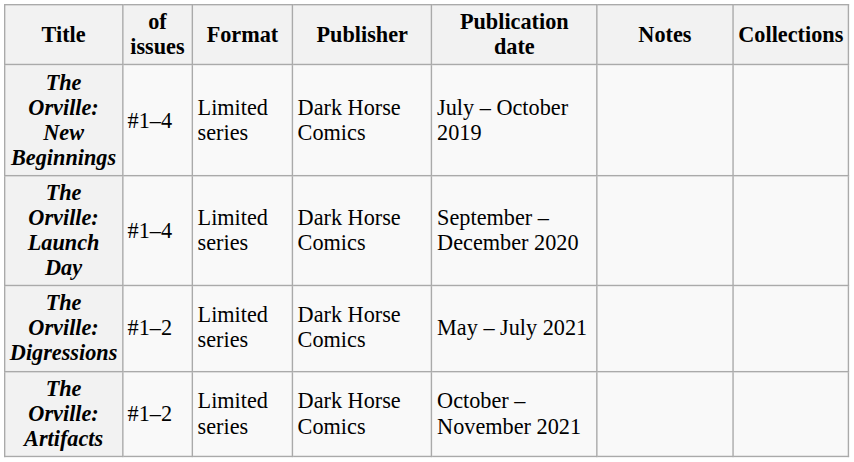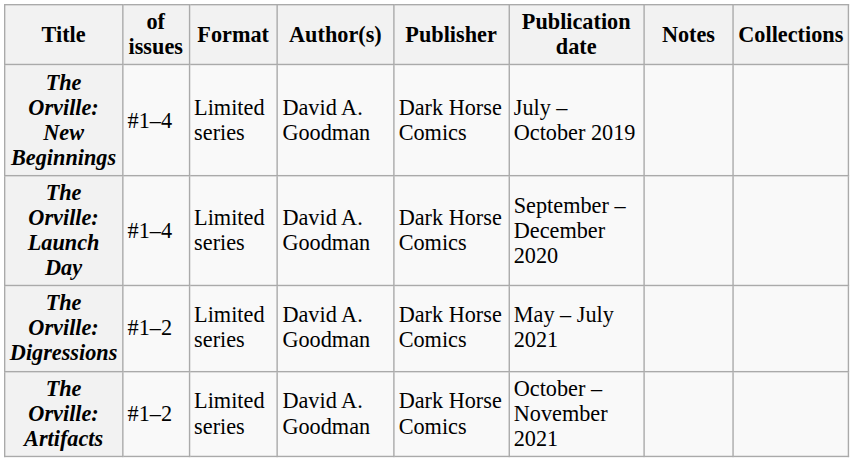+ column: (335, 34)
